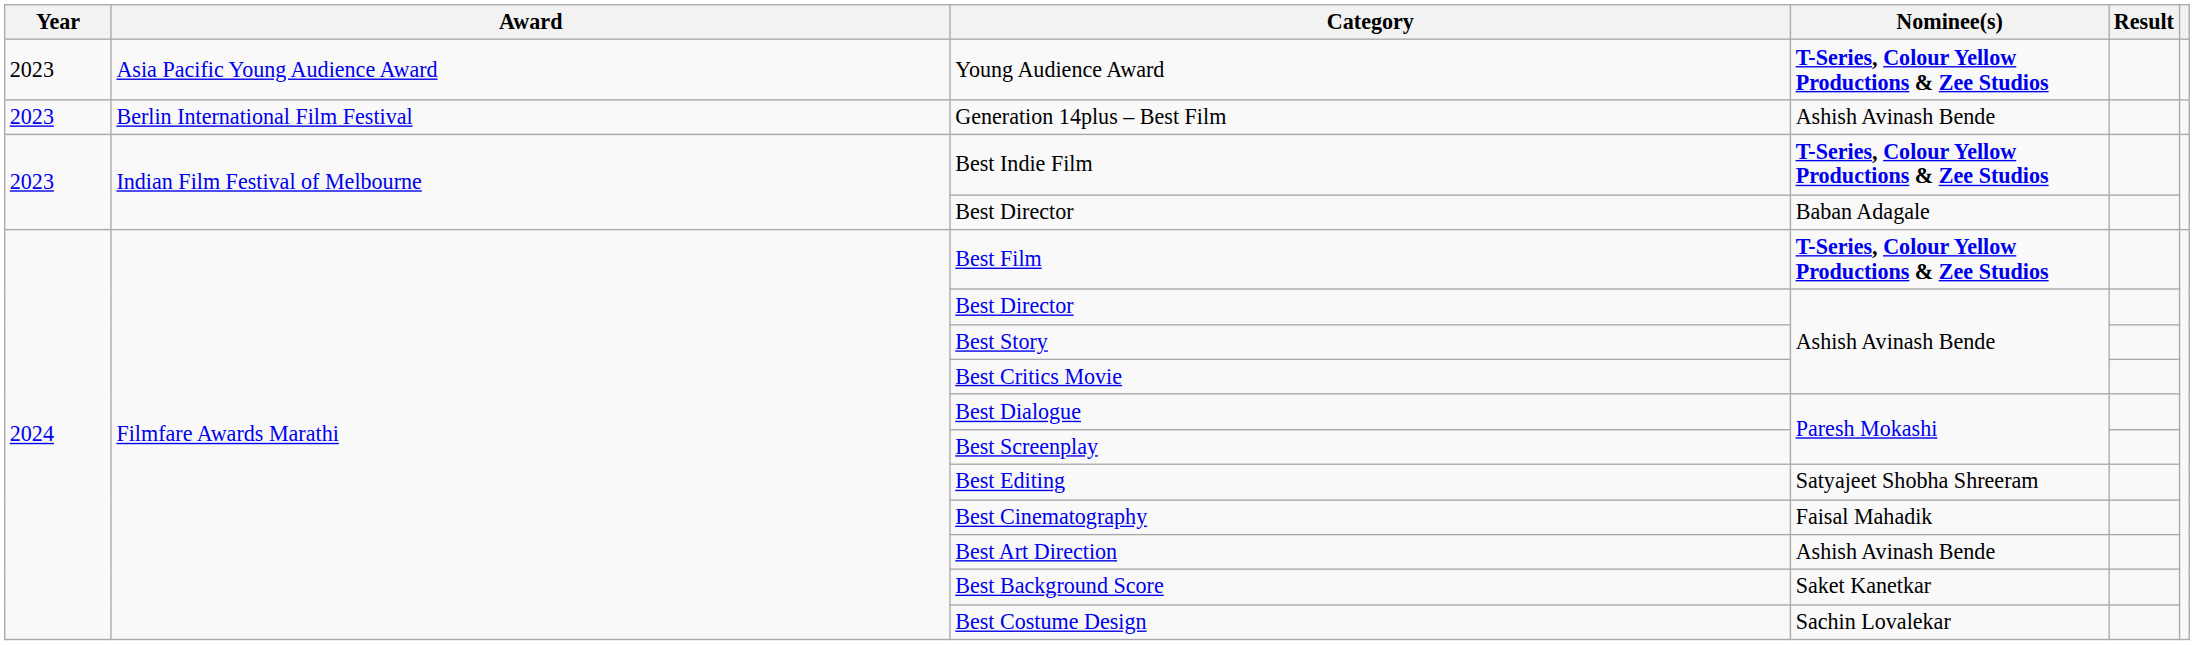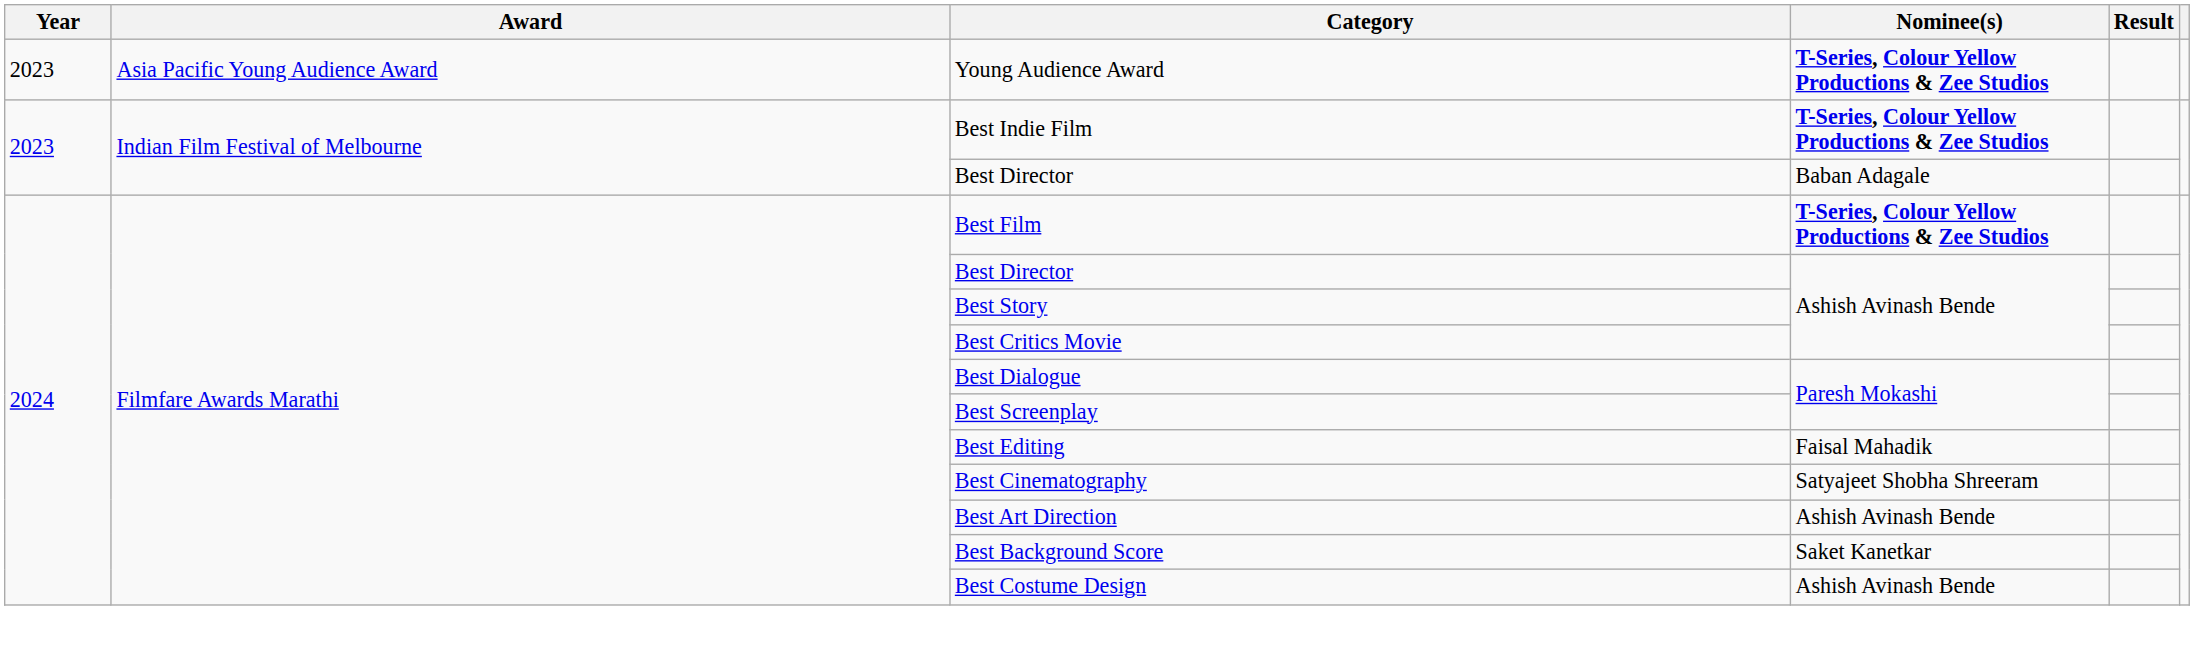- row: (265, 116)
(1917, 481) Satyajeet Shobha Shreeram -> (1864, 446) Faisal Mahadik
(1864, 516) Faisal Mahadik -> (1917, 481) Satyajeet Shobha Shreeram
(1873, 621) Sachin Lovalekar -> (1895, 586) Ashish Avinash Bende
